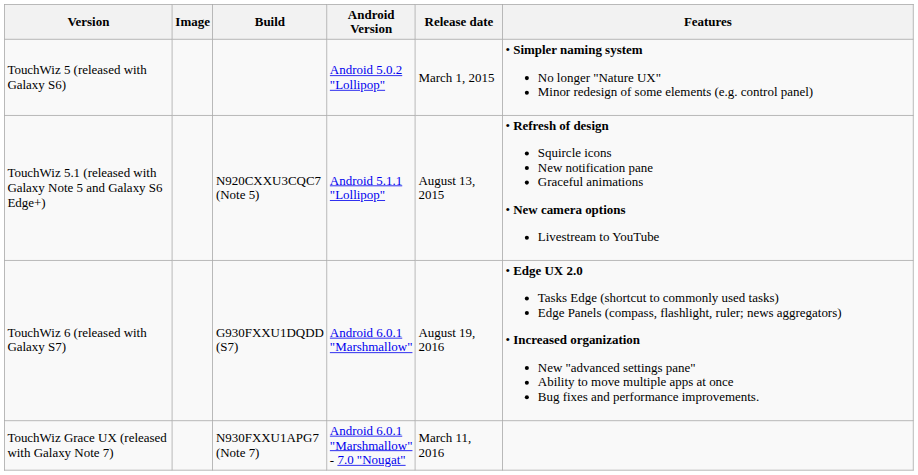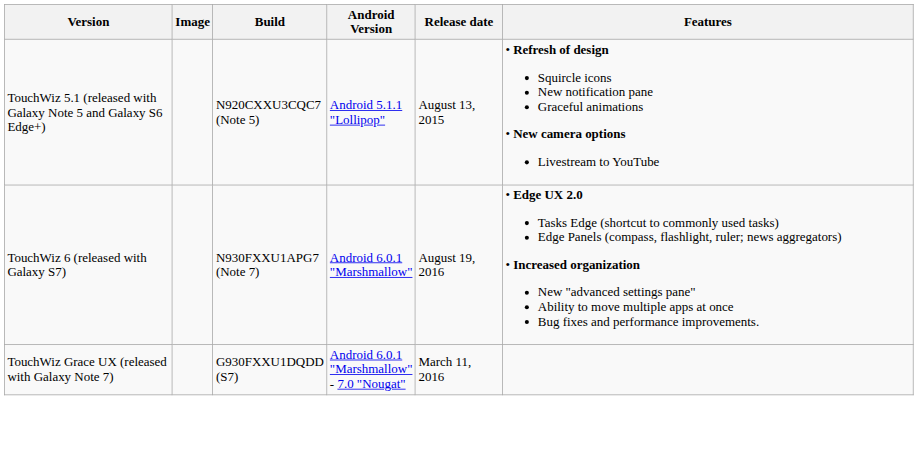- row: (77, 77)
(270, 340) G930FXXU1DQDD (S7) -> (267, 264) N930FXXU1APG7 (Note 7)
(267, 445) N930FXXU1APG7 (Note 7) -> (270, 369) G930FXXU1DQDD (S7)
